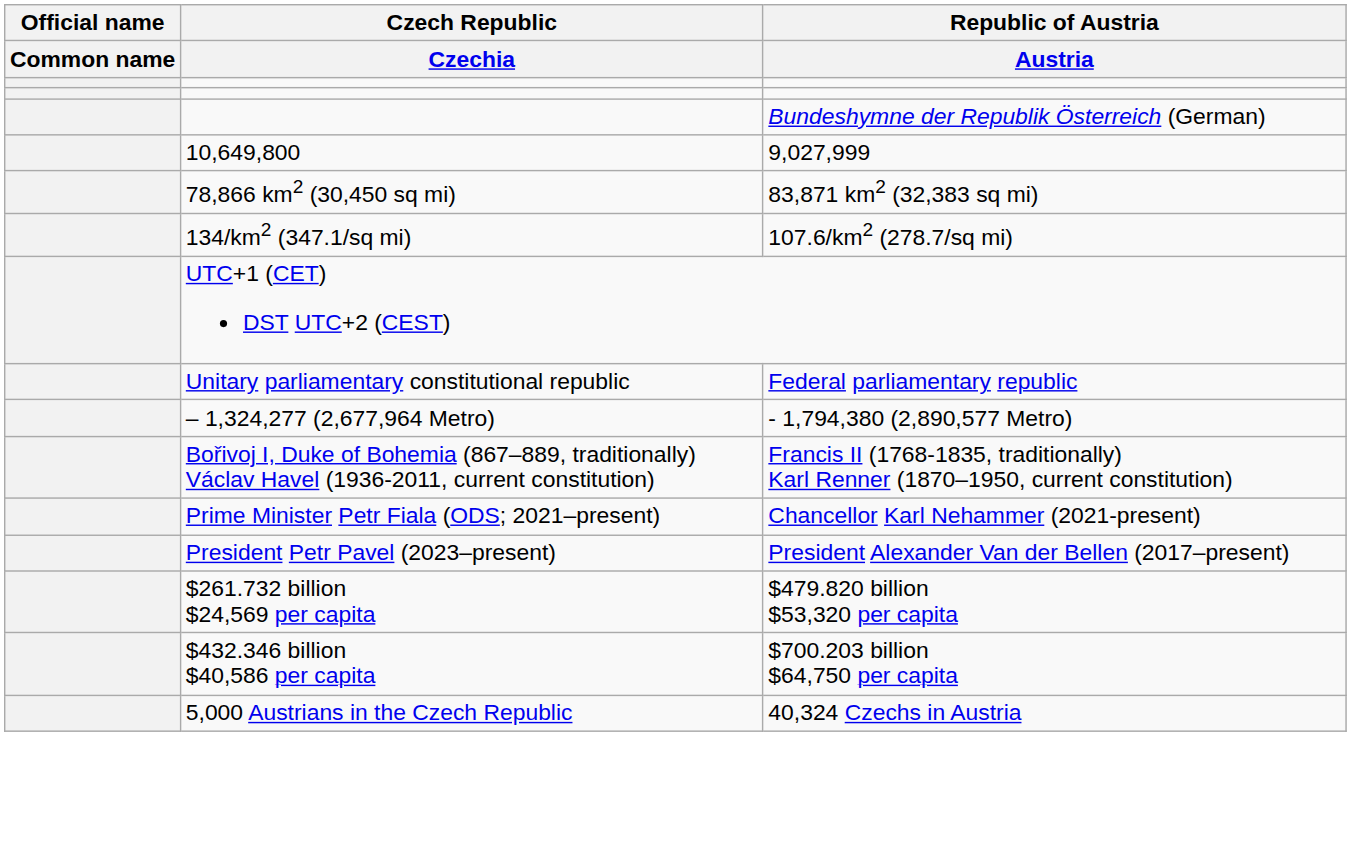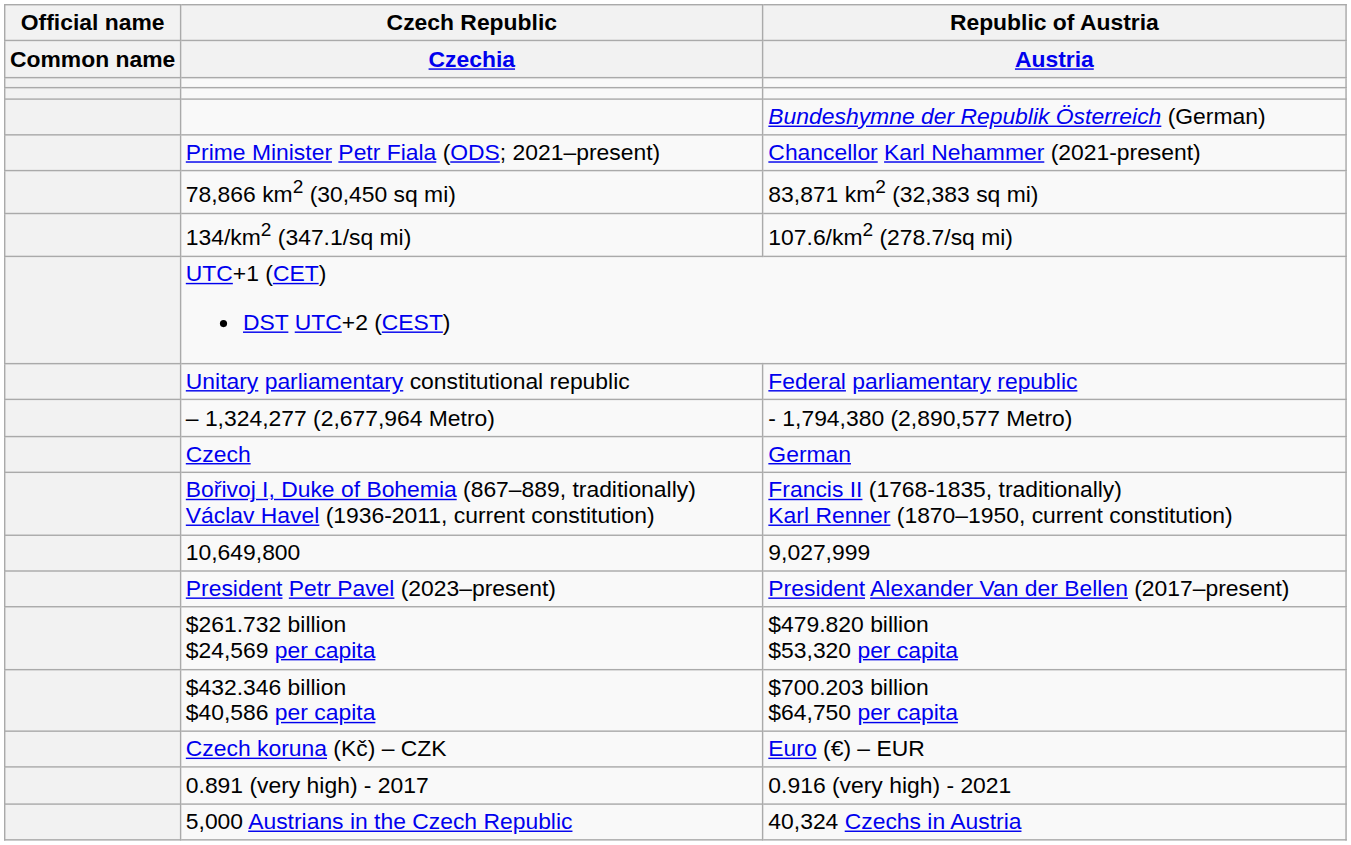rows swapped: (243, 152) <-> (423, 516)
+ row: (218, 454)
+ row: (316, 749)
+ row: (307, 785)
